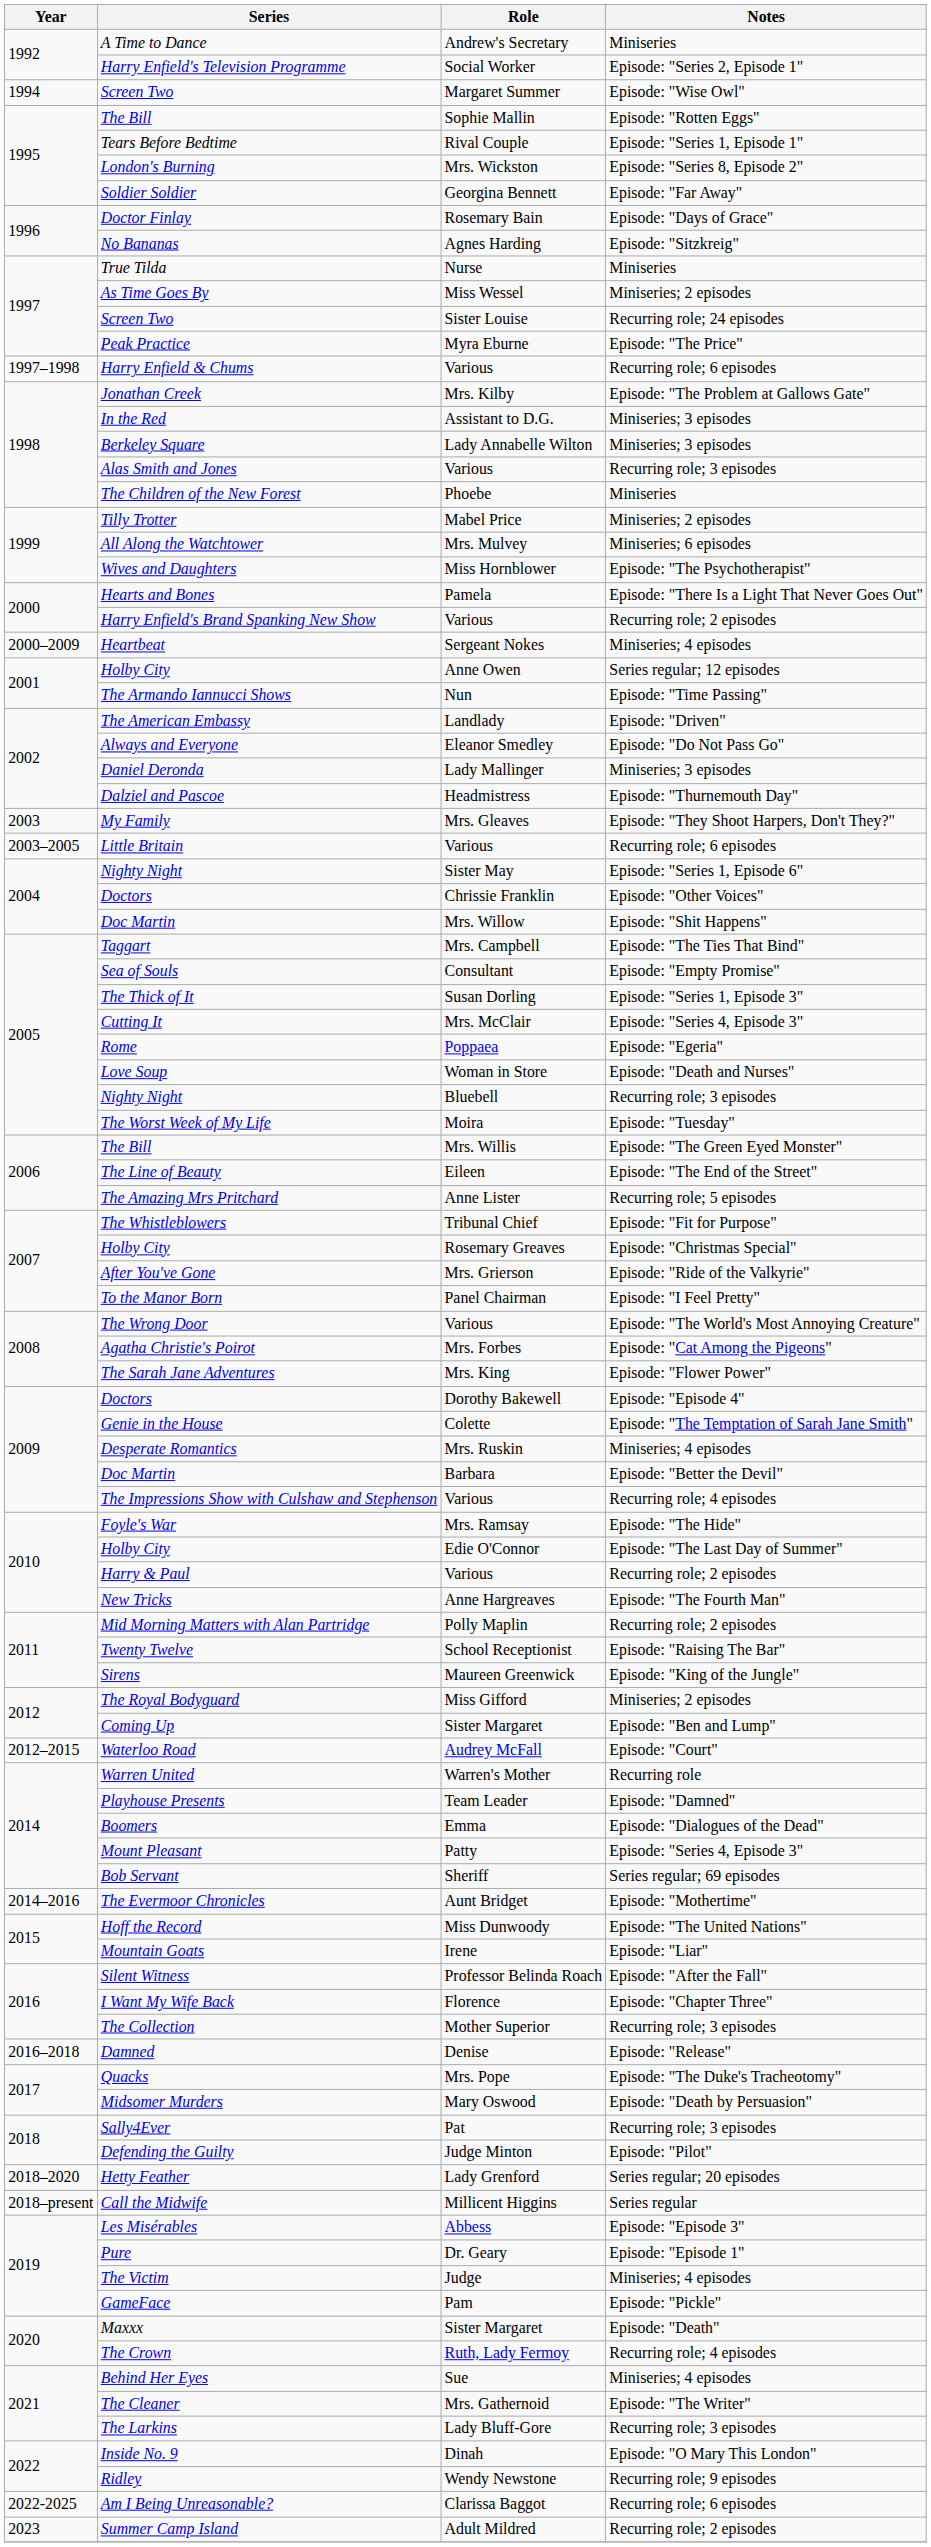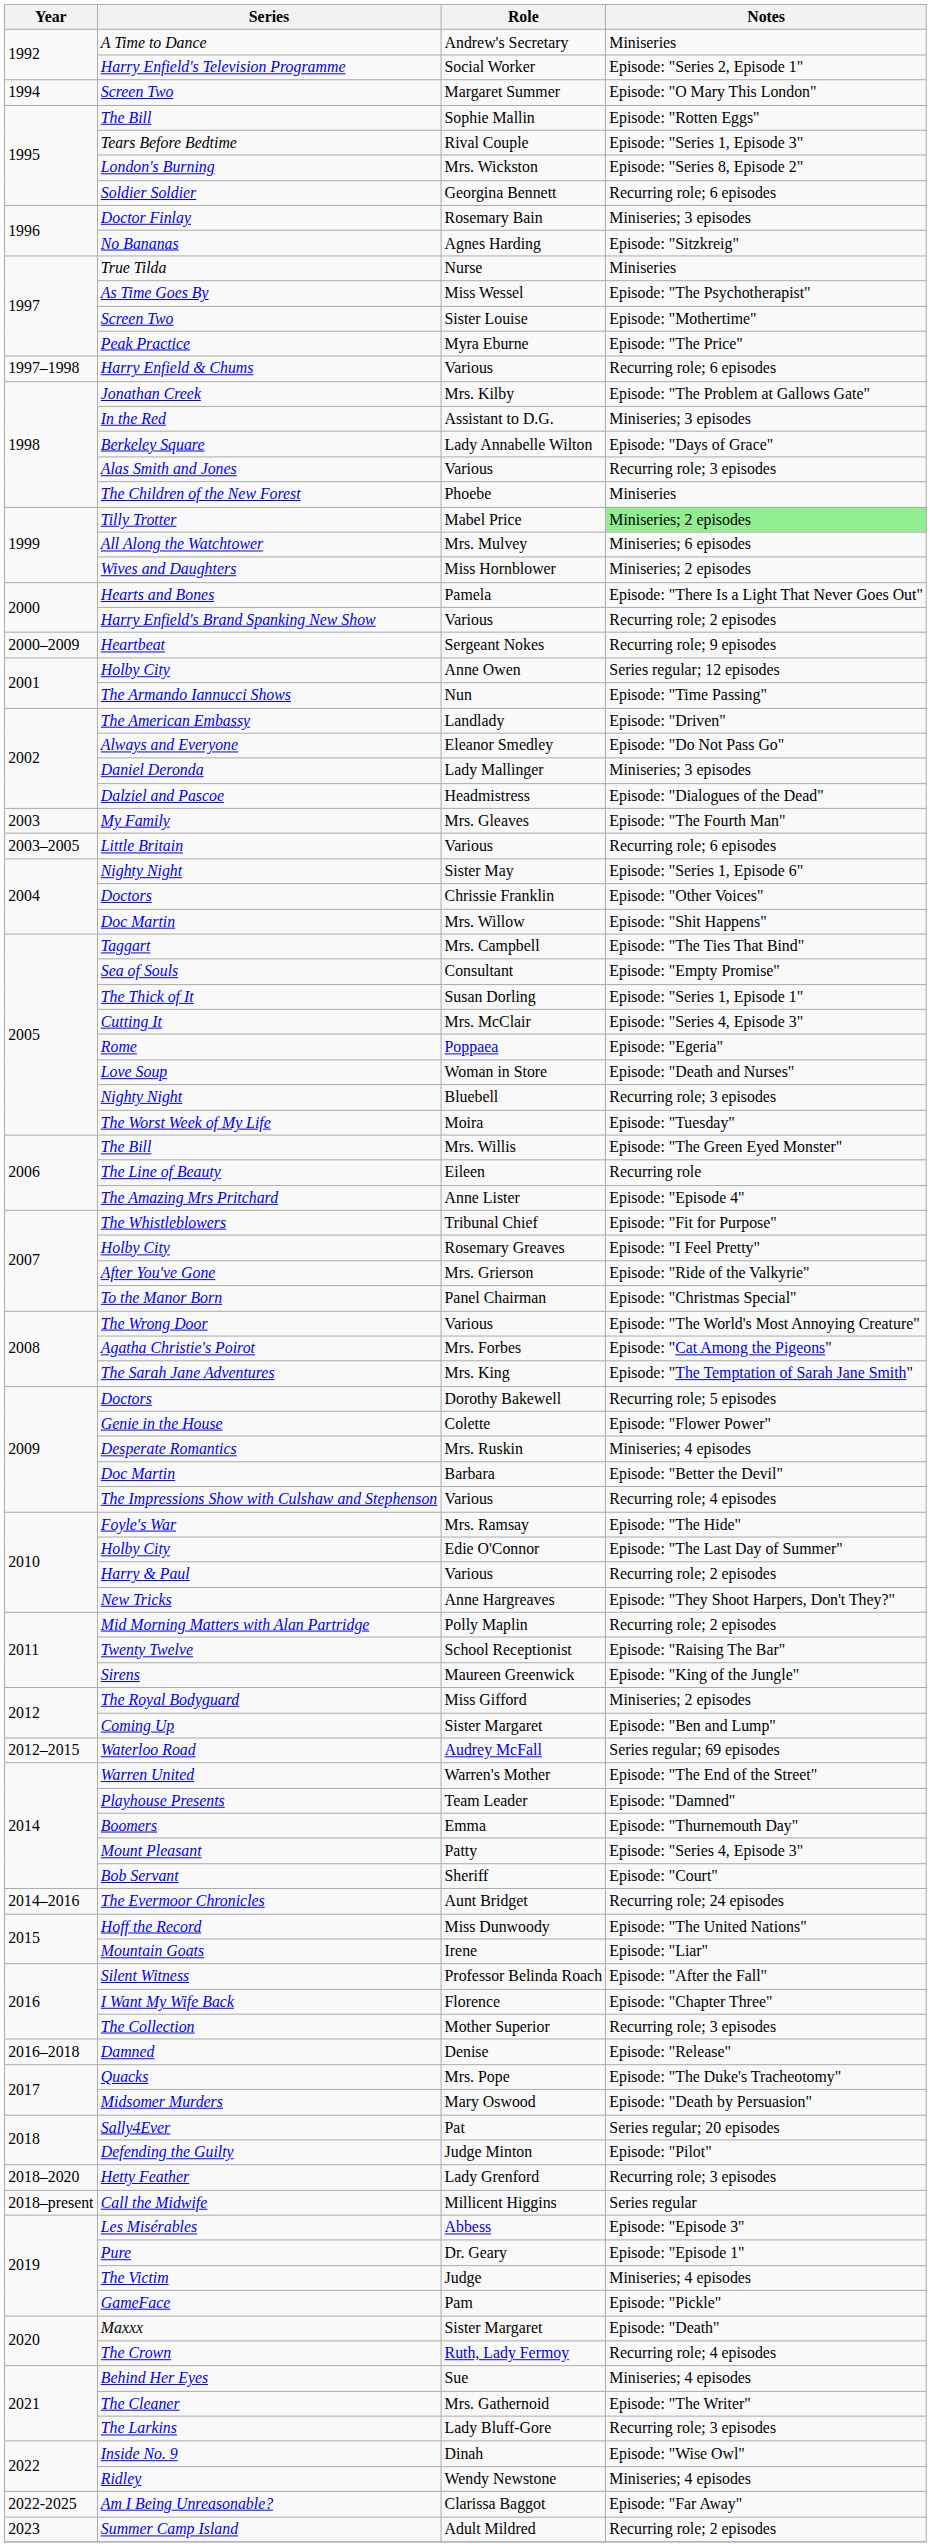(677, 92) Episode: "Wise Owl" -> (713, 92) Episode: "O Mary This London"
(706, 142) Episode: "Series 1, Episode 1" -> (706, 142) Episode: "Series 1, Episode 3"
(676, 192) Episode: "Far Away" -> (693, 192) Recurring role; 6 episodes
(691, 218) Episode: "Days of Grace" -> (680, 218) Miniseries; 3 episodes
(680, 293) Miniseries; 2 episodes -> (710, 293) Episode: "The Psychotherapist"
(697, 318) Recurring role; 24 episodes -> (683, 318) Episode: "Mothertime"
(680, 444) Miniseries; 3 episodes -> (691, 444) Episode: "Days of Grace"
(680, 519) no background -> (680, 519) lightgreen background
(710, 569) Episode: "The Psychotherapist" -> (680, 569) Miniseries; 2 episodes
(680, 645) Miniseries; 4 episodes -> (693, 645) Recurring role; 9 episodes
(704, 795) Episode: "Thurnemouth Day" -> (717, 795) Episode: "Dialogues of the Dead"
(752, 820) Episode: "They Shoot Harpers, Don't They?" -> (697, 820) Episode: "The Fourth Man"
(706, 996) Episode: "Series 1, Episode 3" -> (706, 996) Episode: "Series 1, Episode 1"
(713, 1172) Episode: "The End of the Street" -> (655, 1172) Recurring role
(693, 1197) Recurring role; 5 episodes -> (677, 1197) Episode: "Episode 4"
(703, 1248) Episode: "Christmas Special" -> (685, 1248) Episode: "I Feel Pretty"
(685, 1298) Episode: "I Feel Pretty" -> (703, 1298) Episode: "Christmas Special"
(690, 1373) Episode: "Flower Power" -> (761, 1373) Episode: "The Temptation of Sarah Jane Smith"
(677, 1398) Episode: "Episode 4" -> (693, 1398) Recurring role; 5 episodes
(761, 1423) Episode: "The Temptation of Sarah Jane Smith" -> (690, 1423) Episode: "Flower Power"
(697, 1599) Episode: "The Fourth Man" -> (752, 1599) Episode: "They Shoot Harpers, Don't They?"
(664, 1750) Episode: "Court" -> (694, 1750) Series regular; 69 episodes
(655, 1775) Recurring role -> (713, 1775) Episode: "The End of the Street"
(717, 1825) Episode: "Dialogues of the Dead" -> (704, 1825) Episode: "Thurnemouth Day"
(694, 1876) Series regular; 69 episodes -> (664, 1876) Episode: "Court"
(683, 1901) Episode: "Mothertime" -> (697, 1901) Recurring role; 24 episodes
(693, 2127) Recurring role; 3 episodes -> (694, 2127) Series regular; 20 episodes
(694, 2177) Series regular; 20 episodes -> (693, 2177) Recurring role; 3 episodes
(713, 2453) Episode: "O Mary This London" -> (677, 2453) Episode: "Wise Owl"
(693, 2478) Recurring role; 9 episodes -> (680, 2478) Miniseries; 4 episodes
(693, 2504) Recurring role; 6 episodes -> (676, 2504) Episode: "Far Away"
